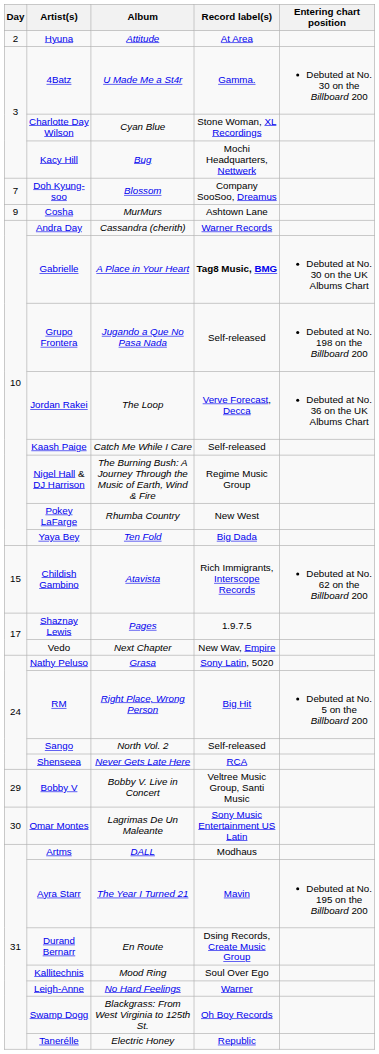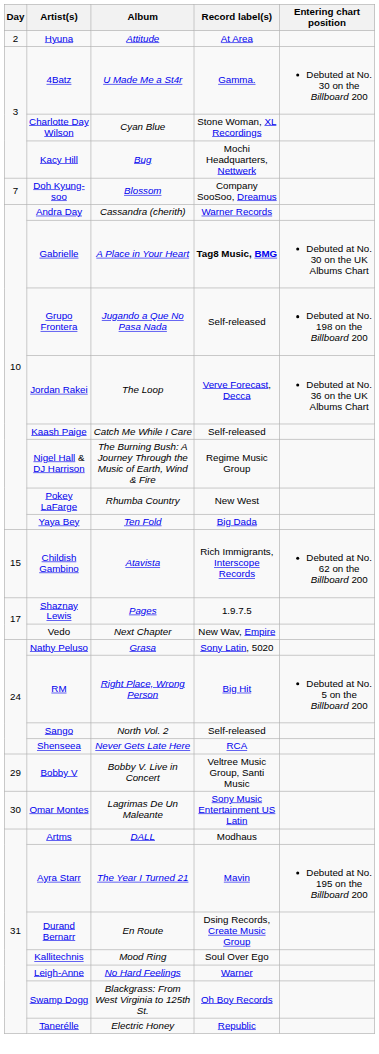- row: (59, 212)
